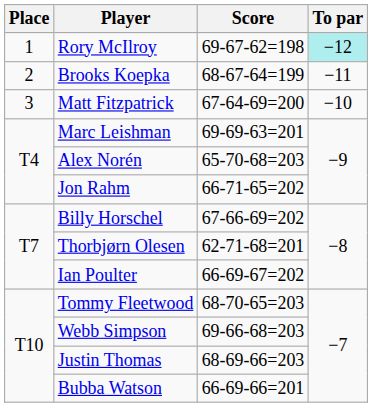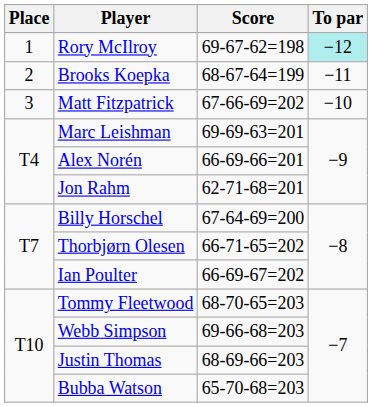(253, 103) 67-64-69=200 -> (253, 103) 67-66-69=202
(253, 160) 65-70-68=203 -> (253, 160) 66-69-66=201
(253, 189) 66-71-65=202 -> (253, 189) 62-71-68=201
(253, 217) 67-66-69=202 -> (253, 217) 67-64-69=200
(253, 246) 62-71-68=201 -> (253, 246) 66-71-65=202
(253, 388) 66-69-66=201 -> (253, 388) 65-70-68=203
